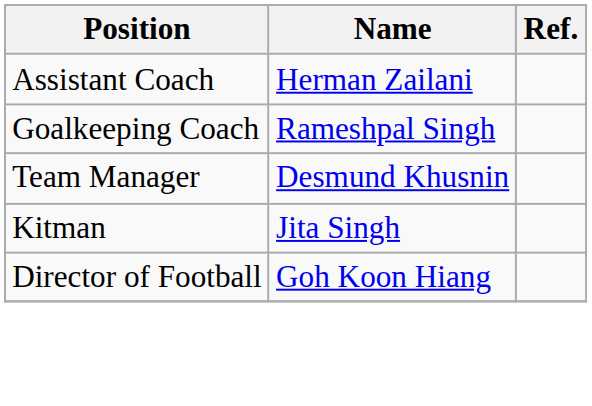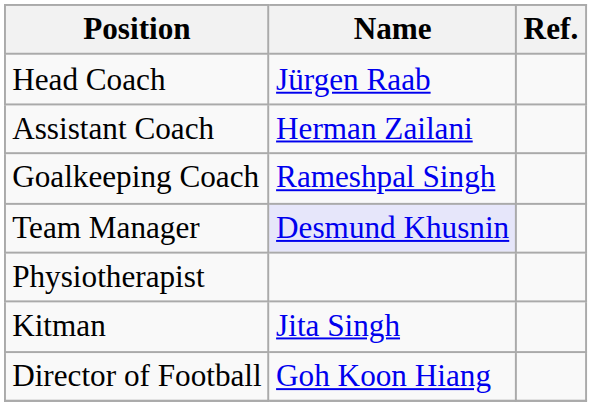+ row: (89, 78)
(393, 177) no background -> (393, 227) lavender background
+ row: (108, 276)
